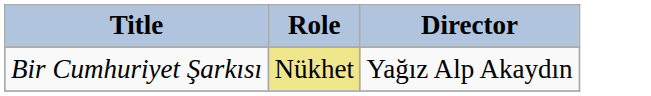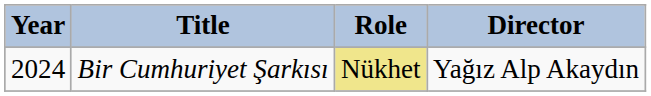+ column: (38, 25)
